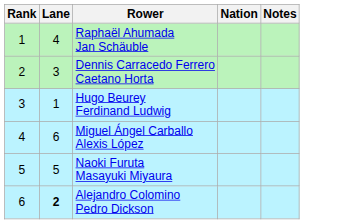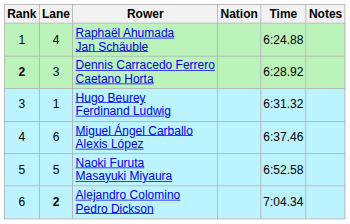+ column: (283, 14)
(22, 72) normal -> (22, 72) bold
